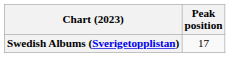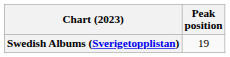(203, 43) 17 -> (203, 43) 19
